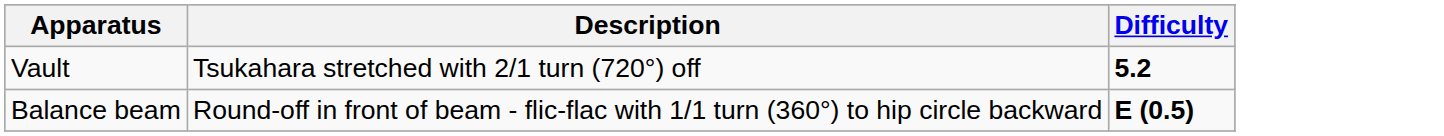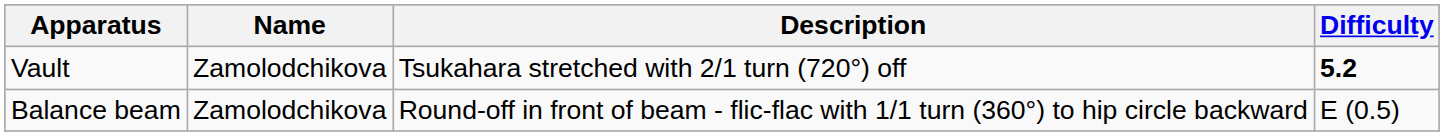+ column: (290, 25)
(1154, 109) bold -> (1360, 109) normal
